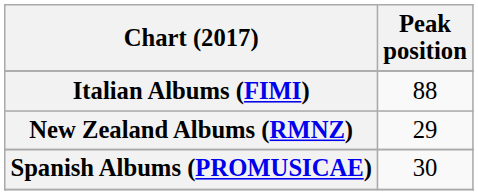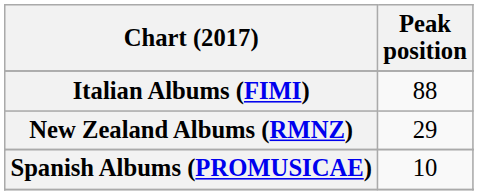(425, 168) 30 -> (425, 168) 10
